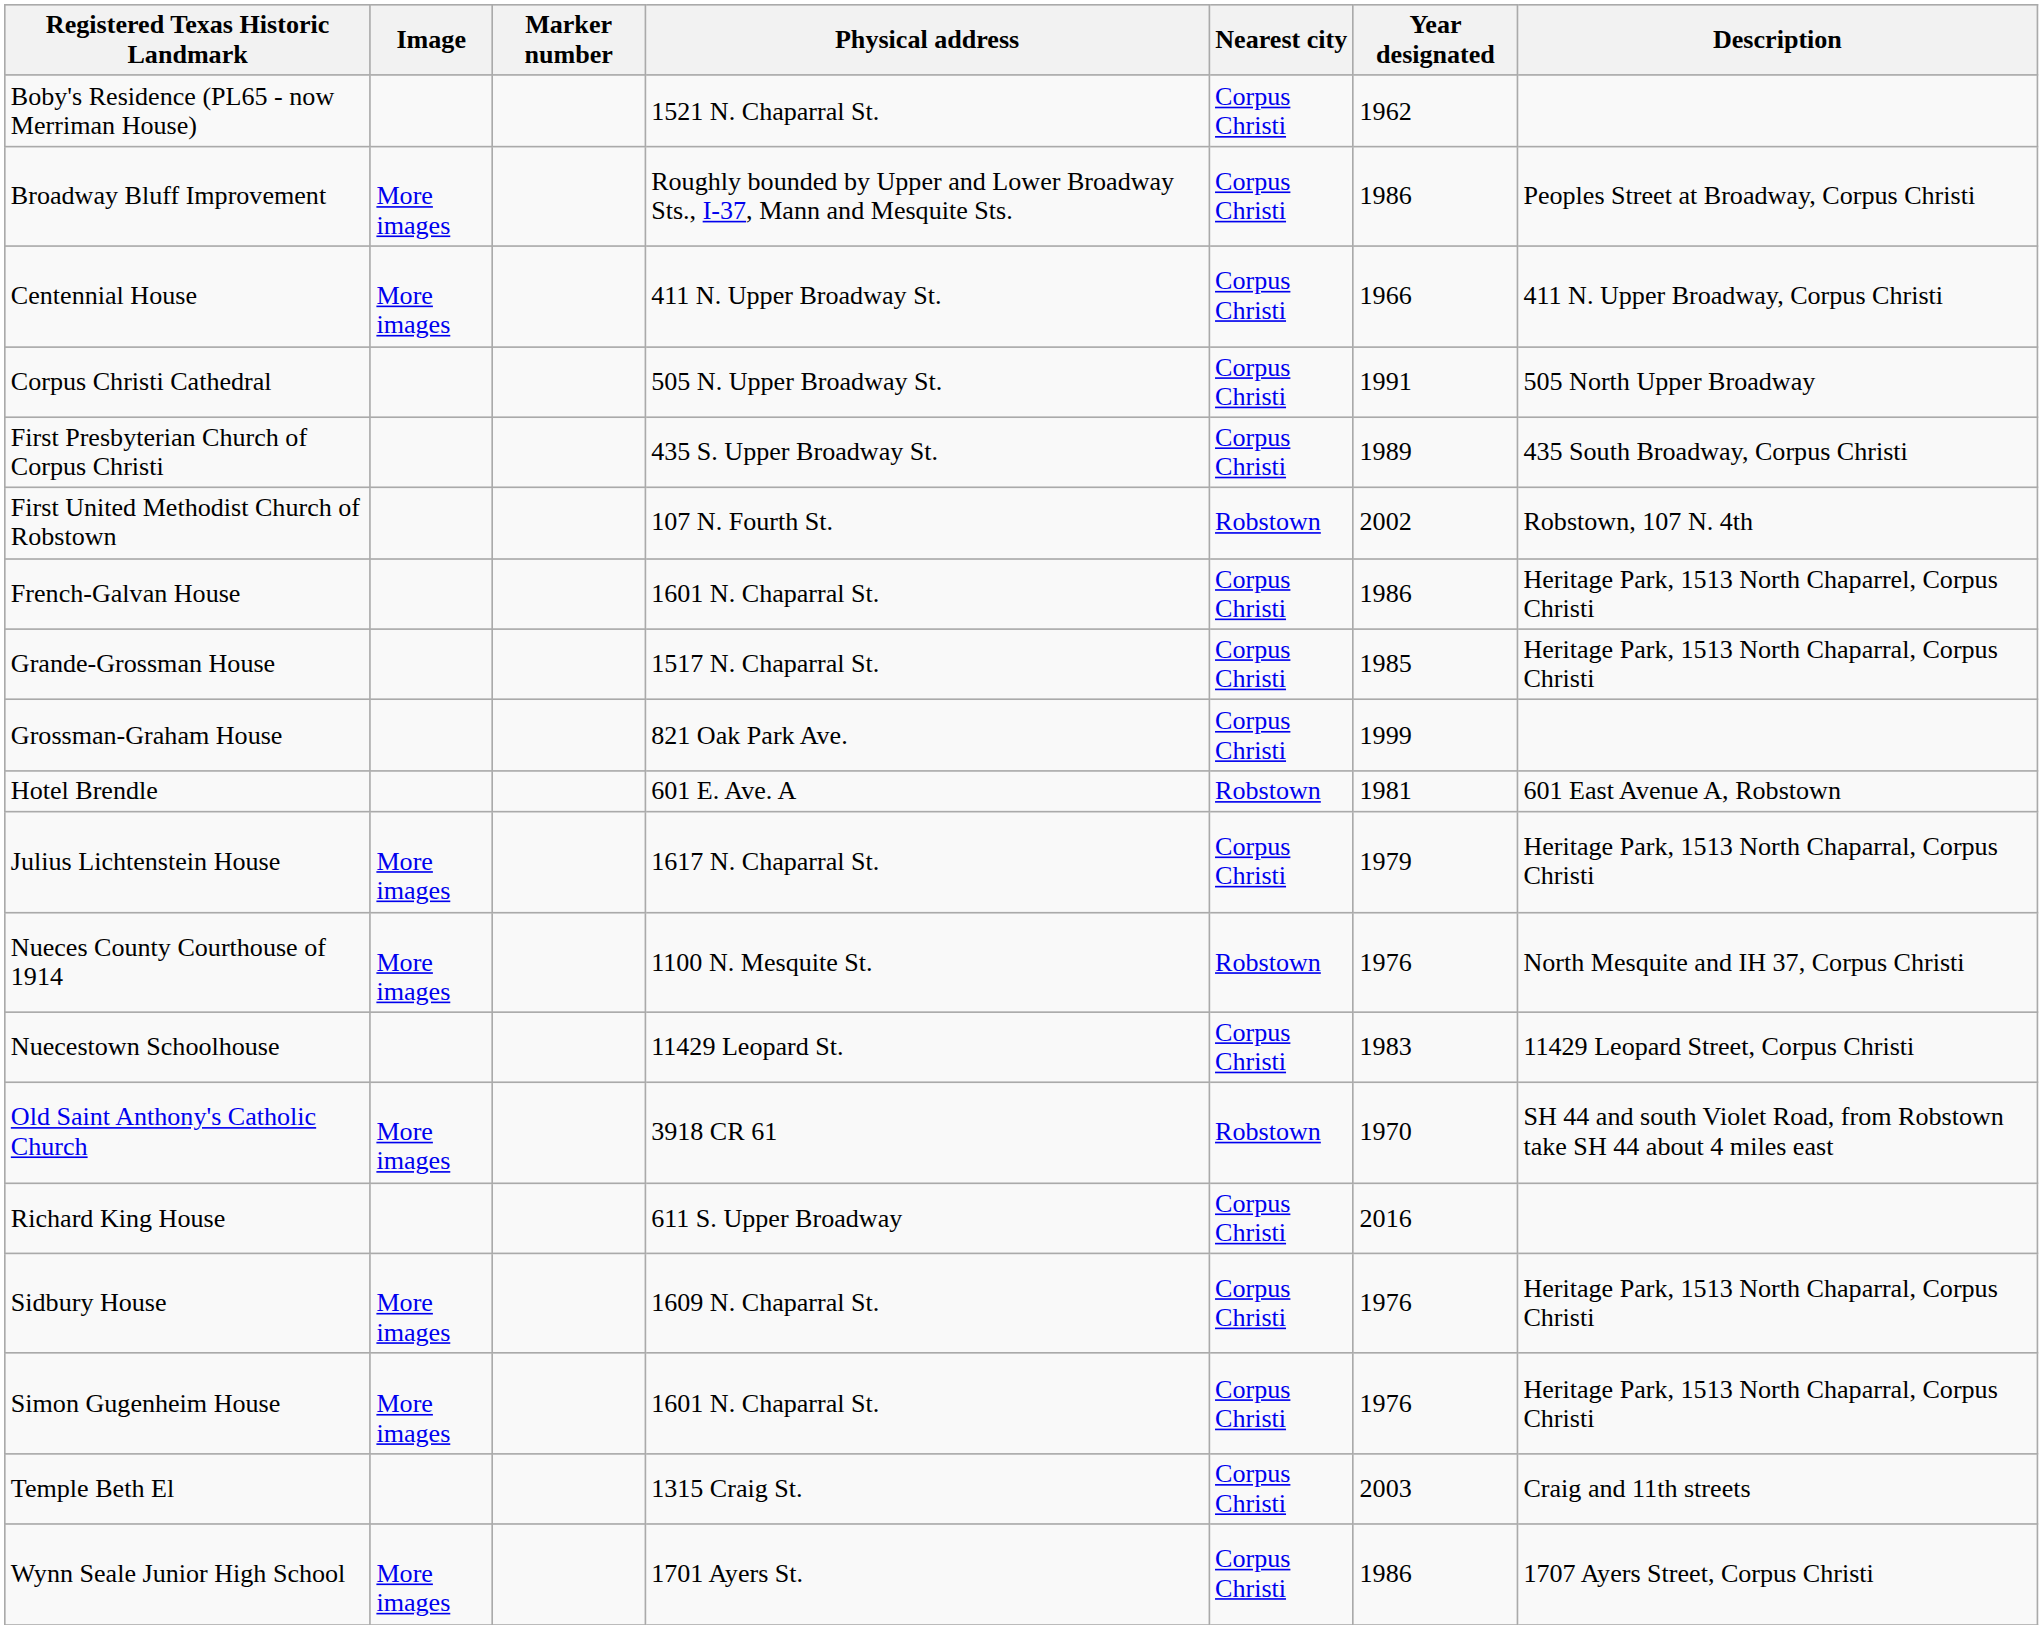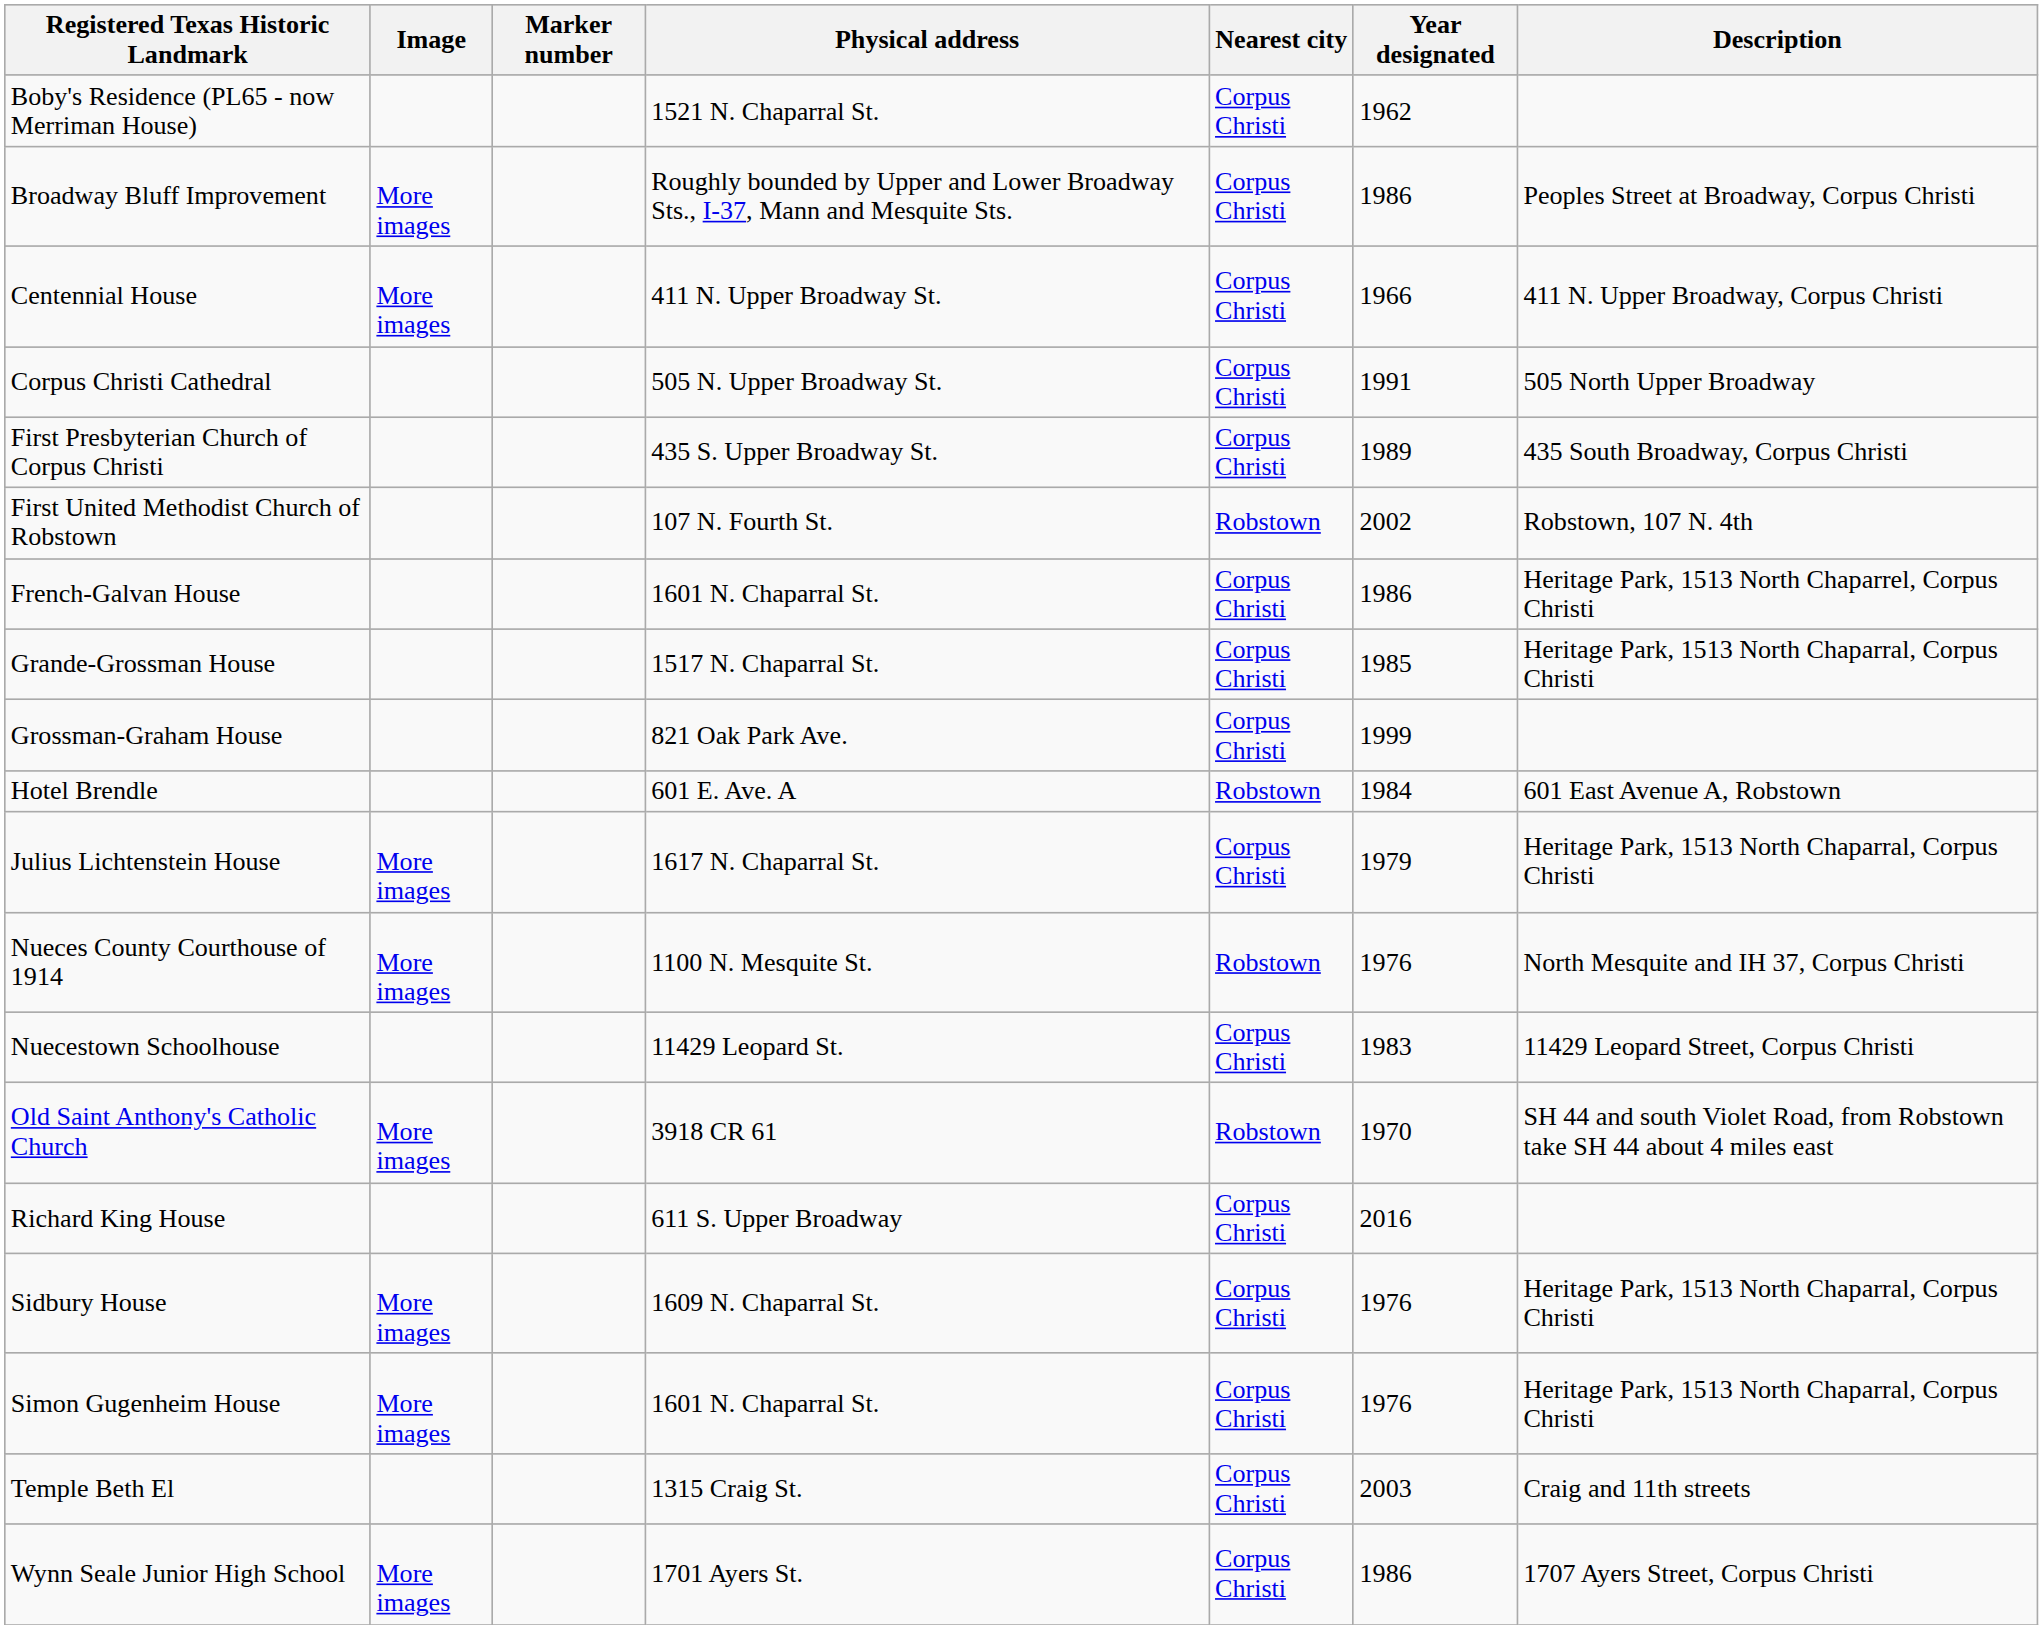(1386, 790) 1981 -> (1386, 790) 1984
